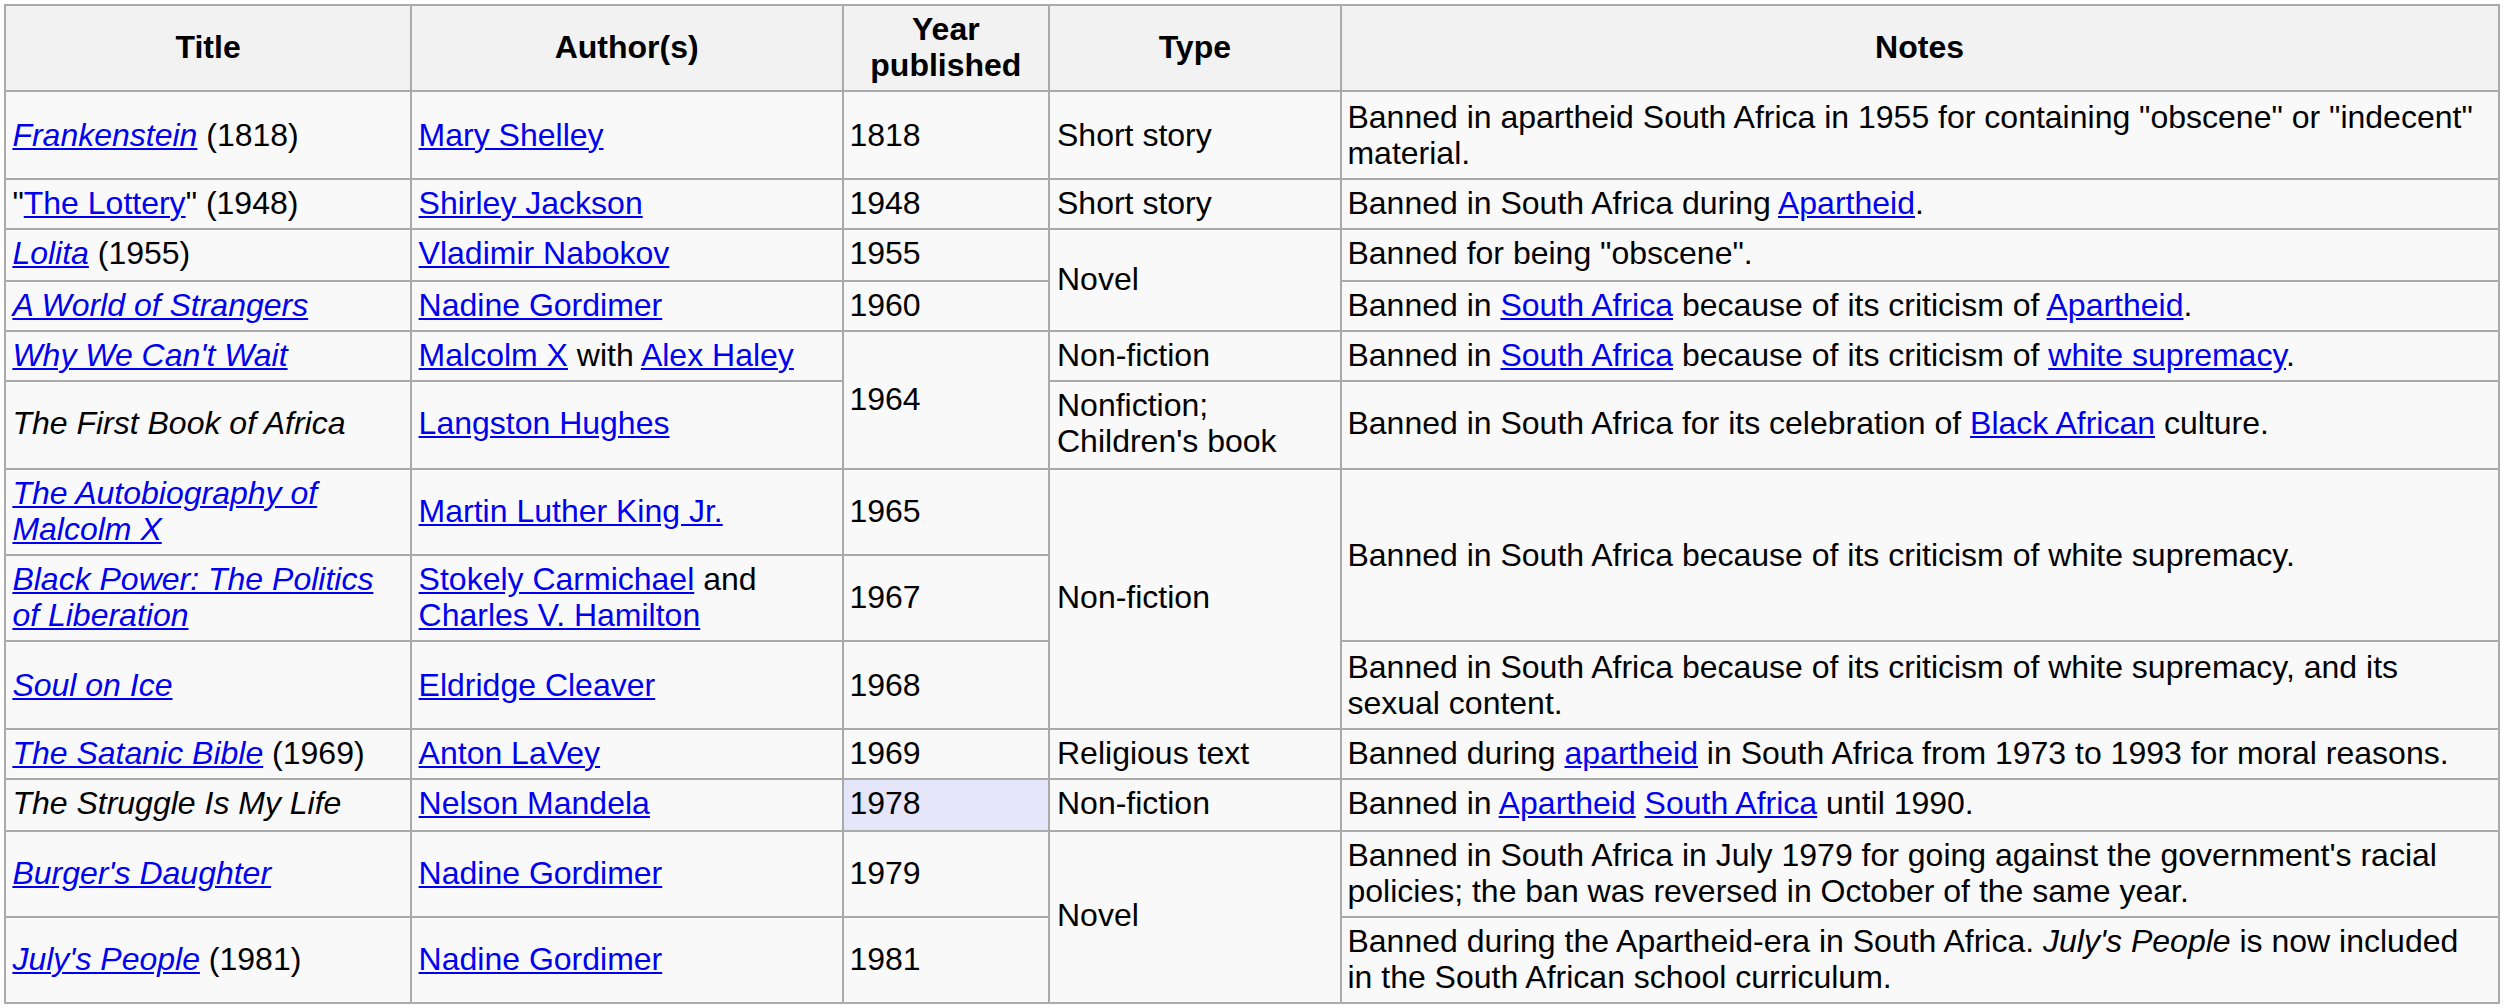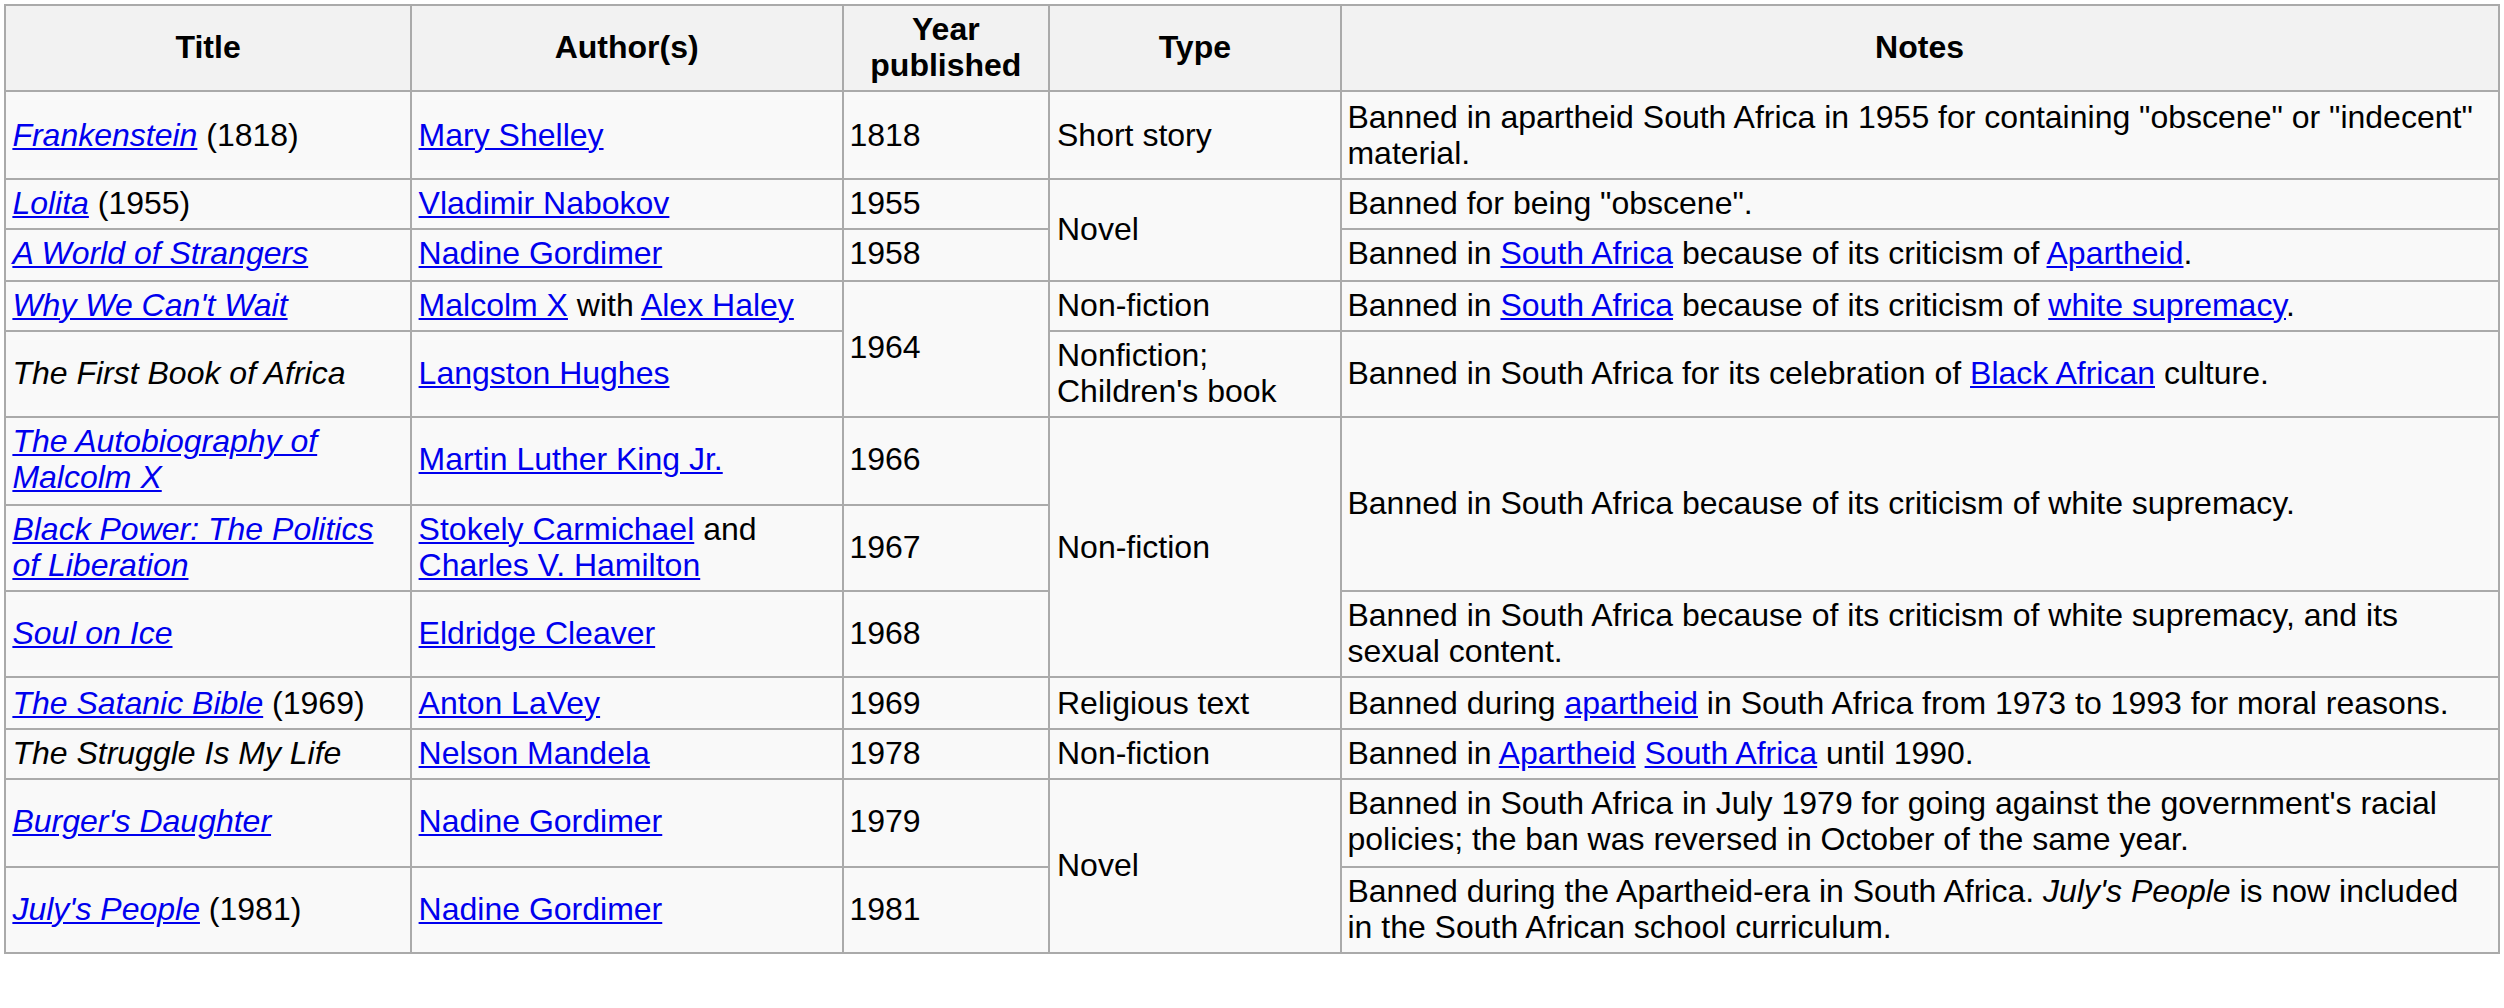- row: (155, 203)
(885, 304) 1960 -> (885, 254) 1958
(885, 511) 1965 -> (885, 460) 1966
(885, 804) lavender background -> (885, 753) no background
